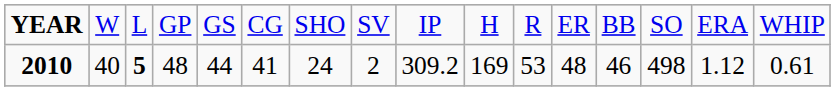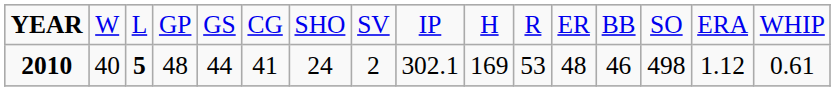(430, 65) 309.2 -> (430, 65) 302.1
